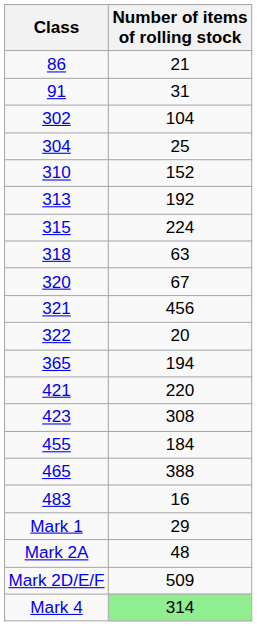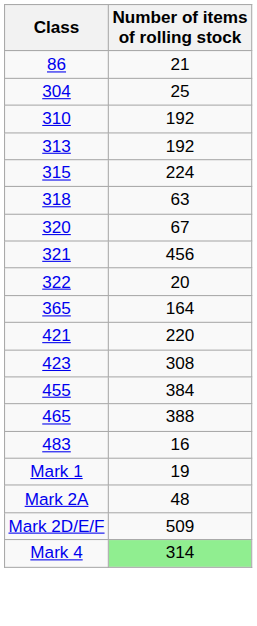- row: (57, 91)
- row: (57, 118)
(180, 173) 152 -> (180, 118) 192
(180, 363) 194 -> (180, 308) 164
(180, 444) 184 -> (180, 390) 384
(180, 526) 29 -> (180, 471) 19
